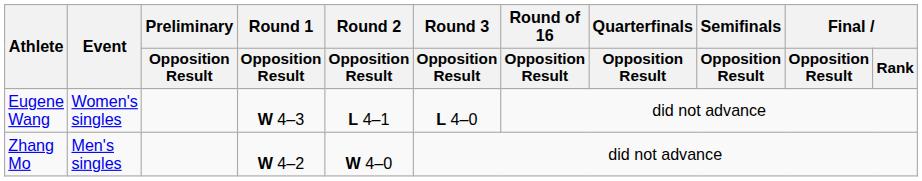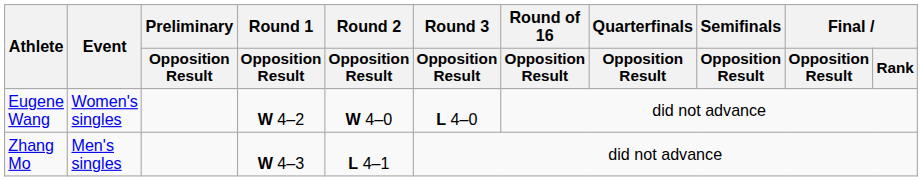(281, 120) W 4–3 -> (281, 120) W 4–2
(369, 120) L 4–1 -> (369, 120) W 4–0
(281, 163) W 4–2 -> (281, 163) W 4–3
(369, 163) W 4–0 -> (369, 163) L 4–1
